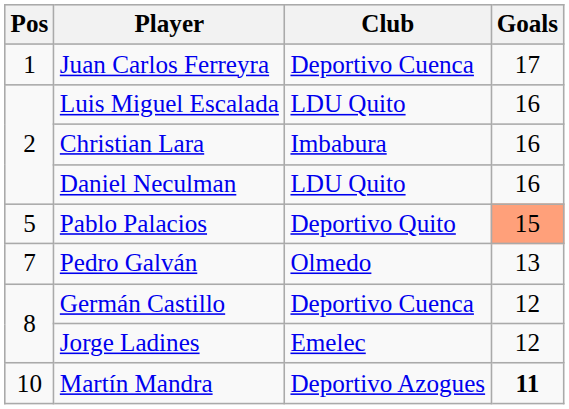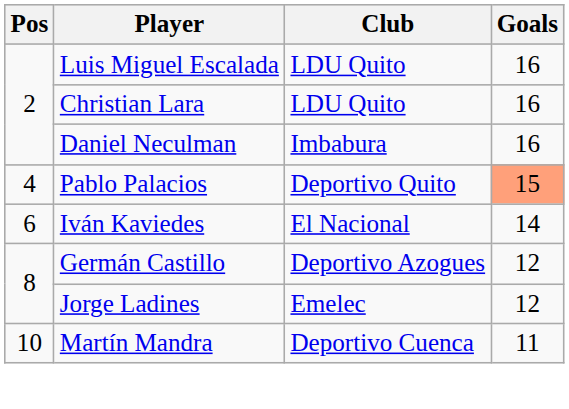- row: (164, 64)
(339, 143) Imbabura -> (348, 104) LDU Quito
(348, 183) LDU Quito -> (339, 143) Imbabura
(29, 223) 5 -> (29, 183) 4
+ row: (132, 223)
- row: (129, 263)
(382, 303) Deportivo Cuenca -> (388, 263) Deportivo Azogues
(388, 382) Deportivo Azogues -> (382, 343) Deportivo Cuenca
(527, 382) bold -> (527, 343) normal
